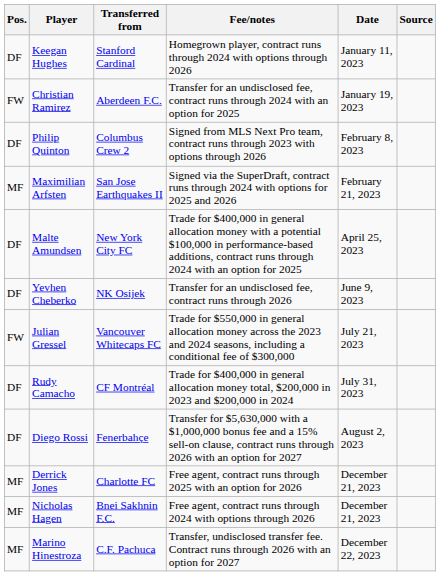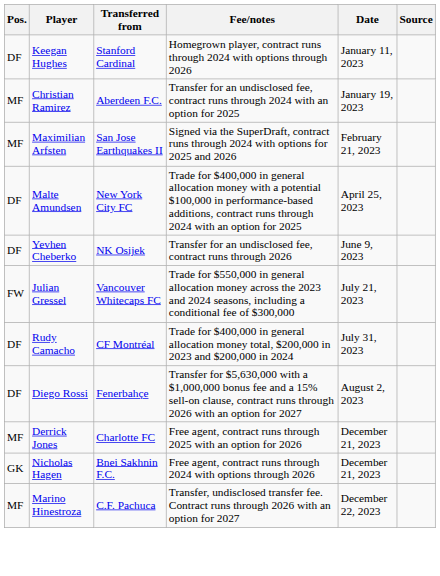(15, 100) FW -> (15, 100) MF
- row: (51, 144)
(15, 512) MF -> (15, 468) GK
